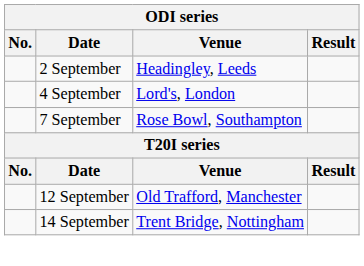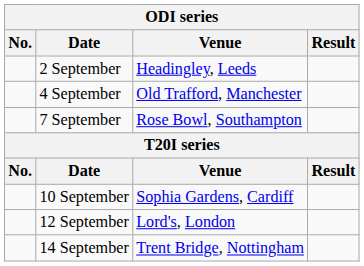(186, 94) Lord's, London -> (219, 94) Old Trafford, Manchester
+ row: (84, 196)
(219, 196) Old Trafford, Manchester -> (186, 222) Lord's, London
